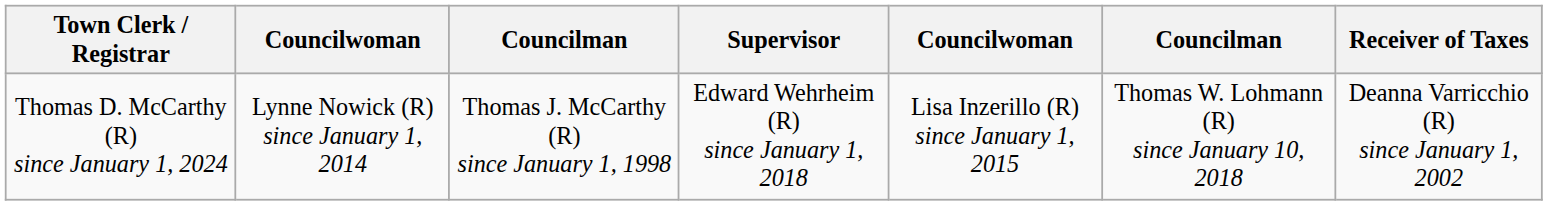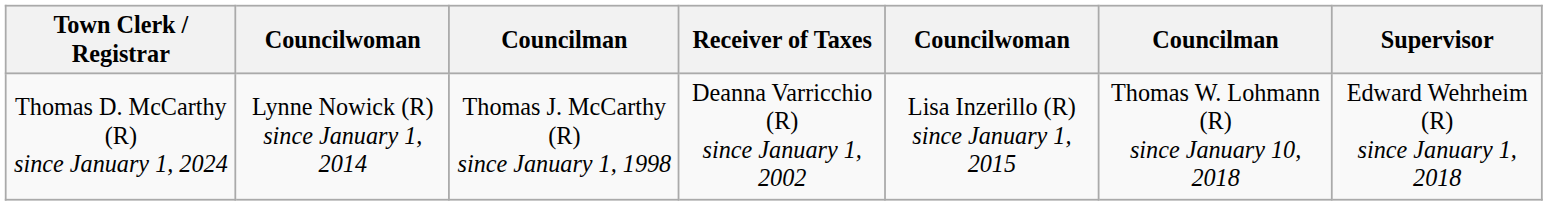columns swapped: (784, 39) <-> (1439, 39)
